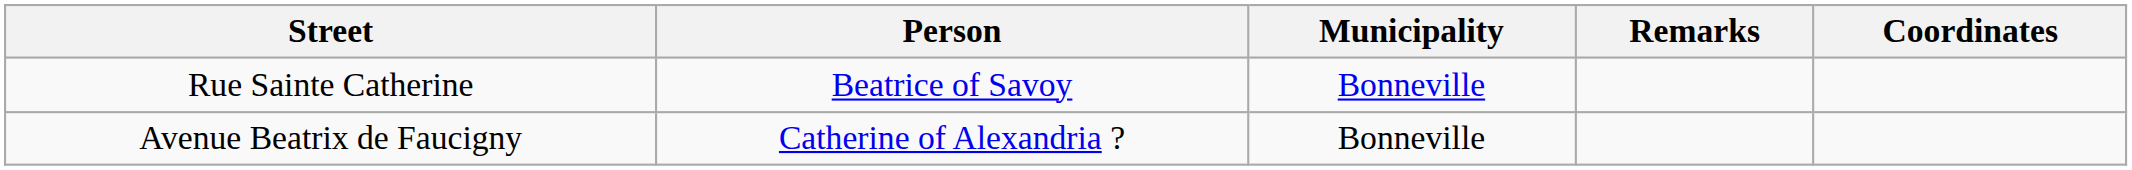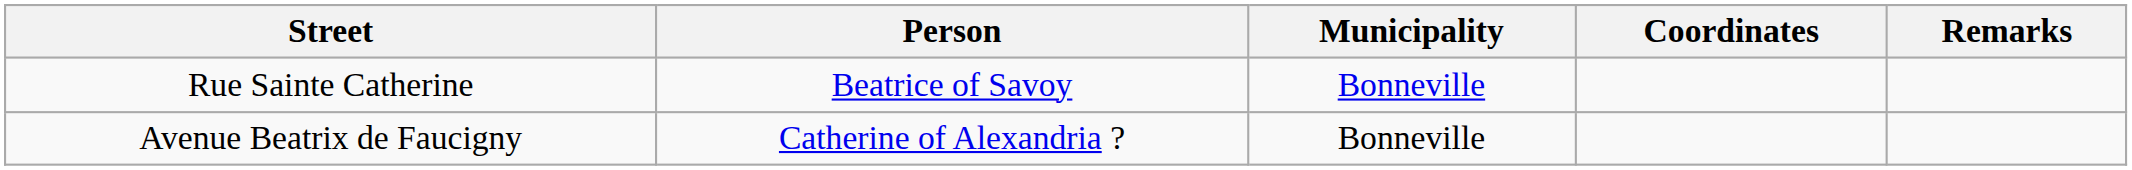columns swapped: (1970, 31) <-> (1695, 31)
